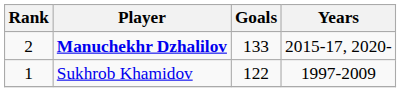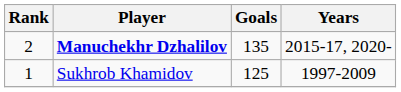(256, 45) 133 -> (256, 45) 135
(256, 73) 122 -> (256, 73) 125
